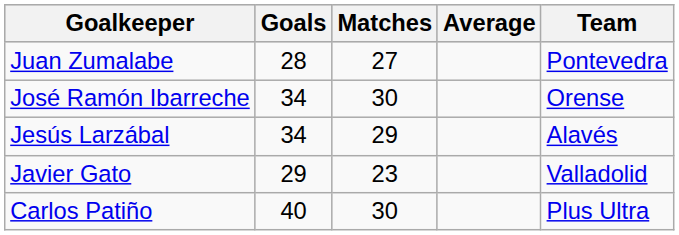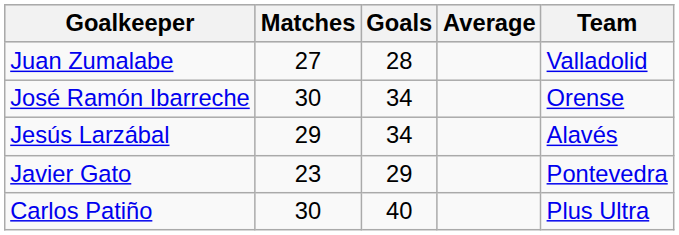columns swapped: (294, 23) <-> (385, 23)
(607, 60) Pontevedra -> (597, 60) Valladolid
(597, 173) Valladolid -> (607, 173) Pontevedra
